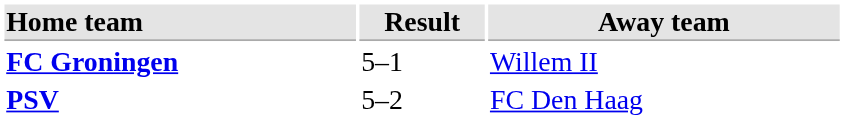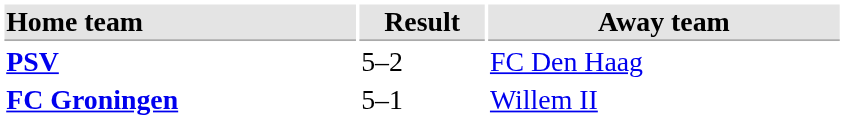rows swapped: (92, 61) <-> (33, 99)
